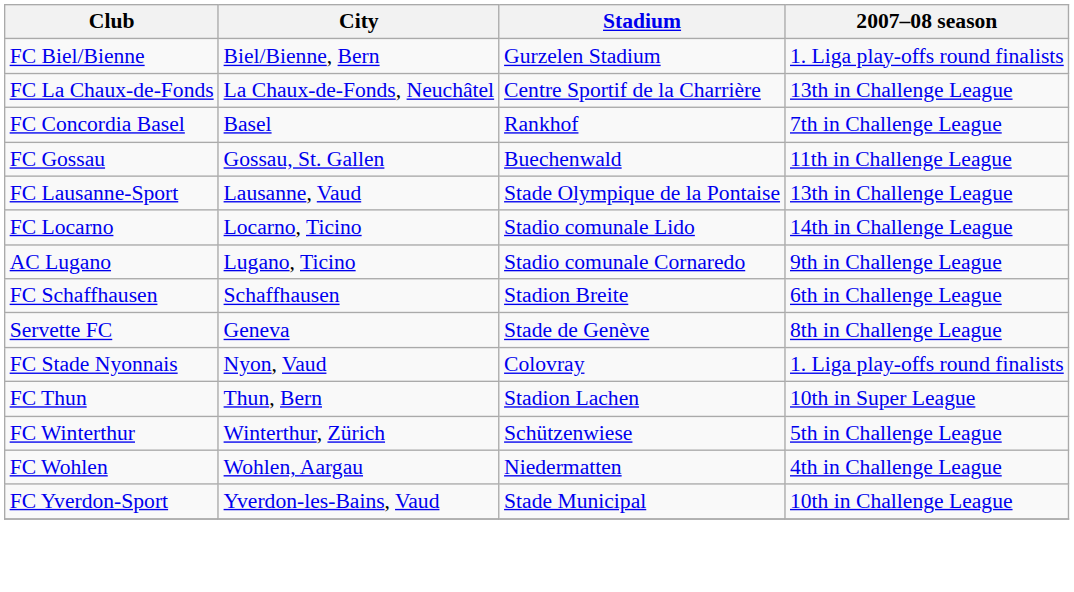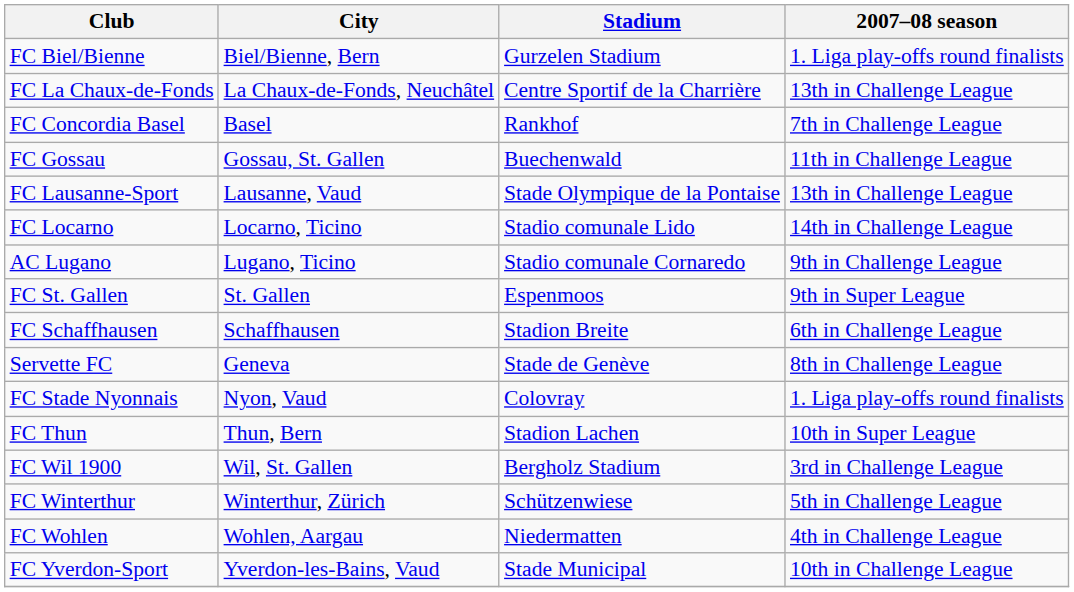+ row: (69, 295)
+ row: (65, 466)
